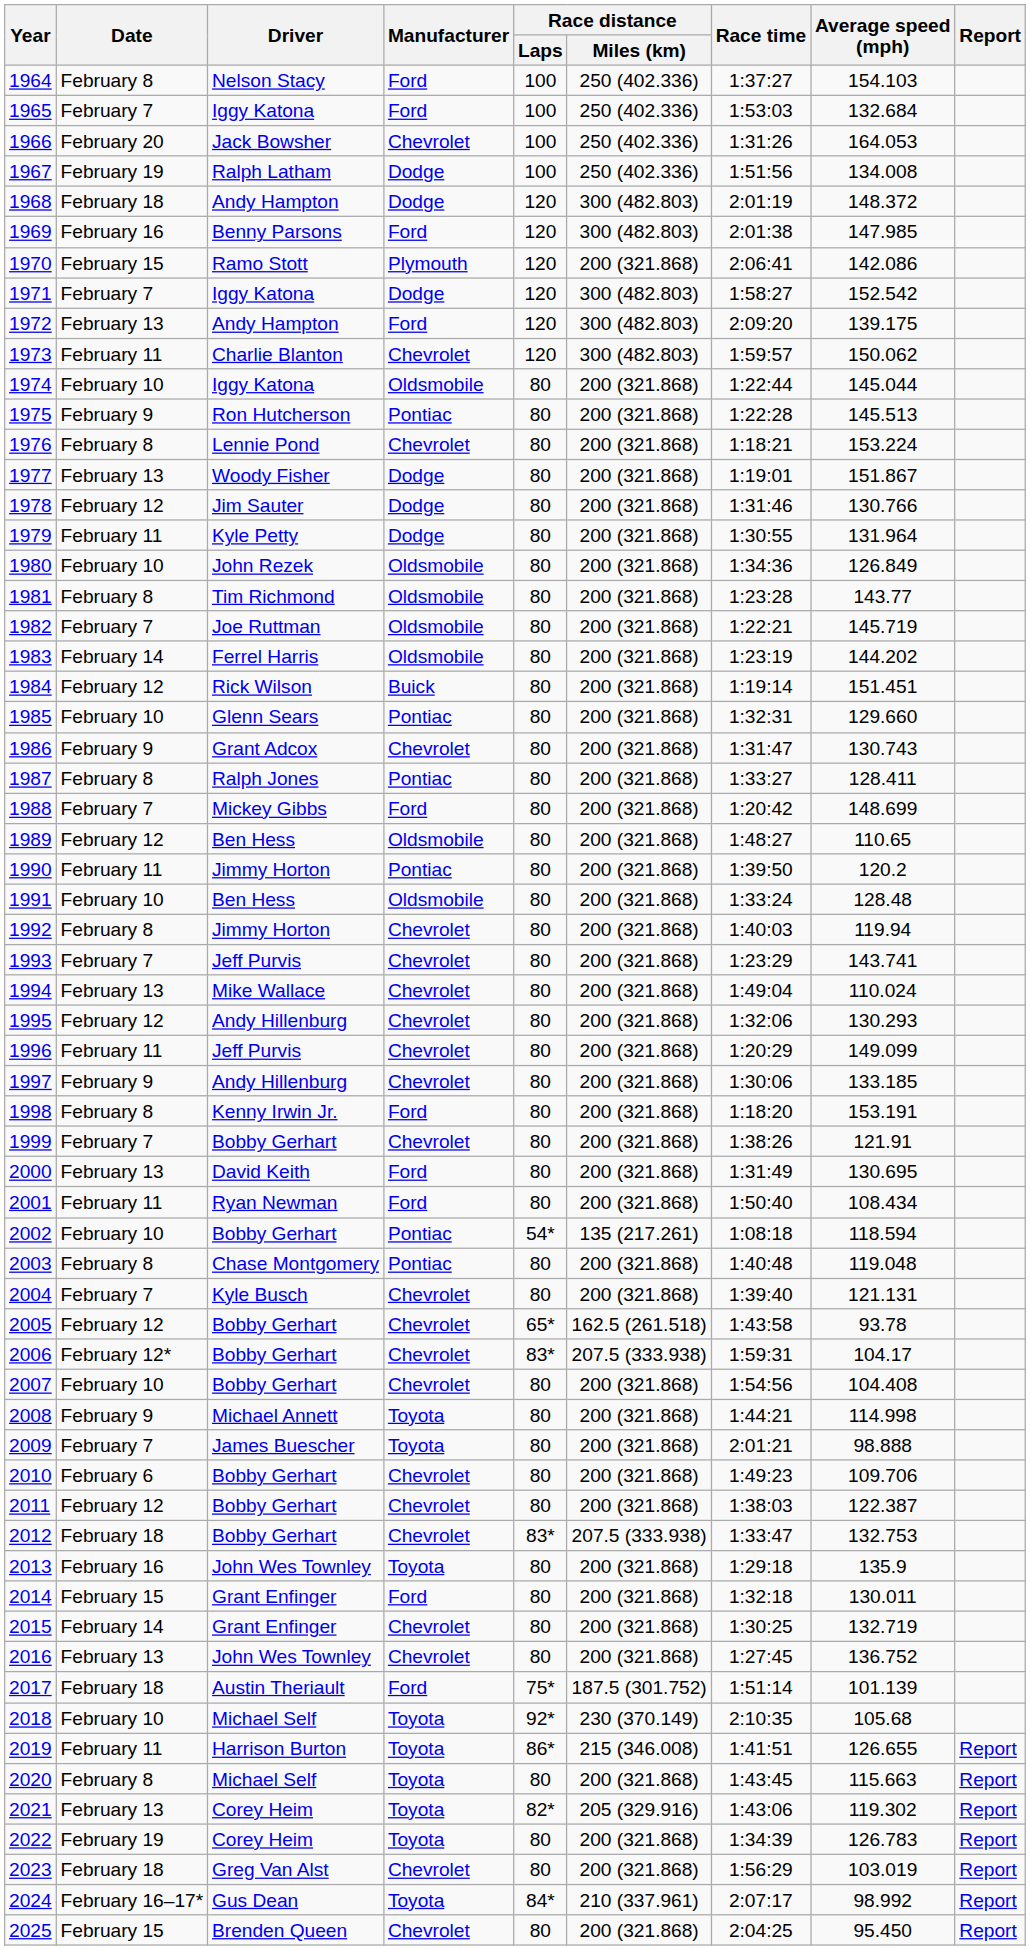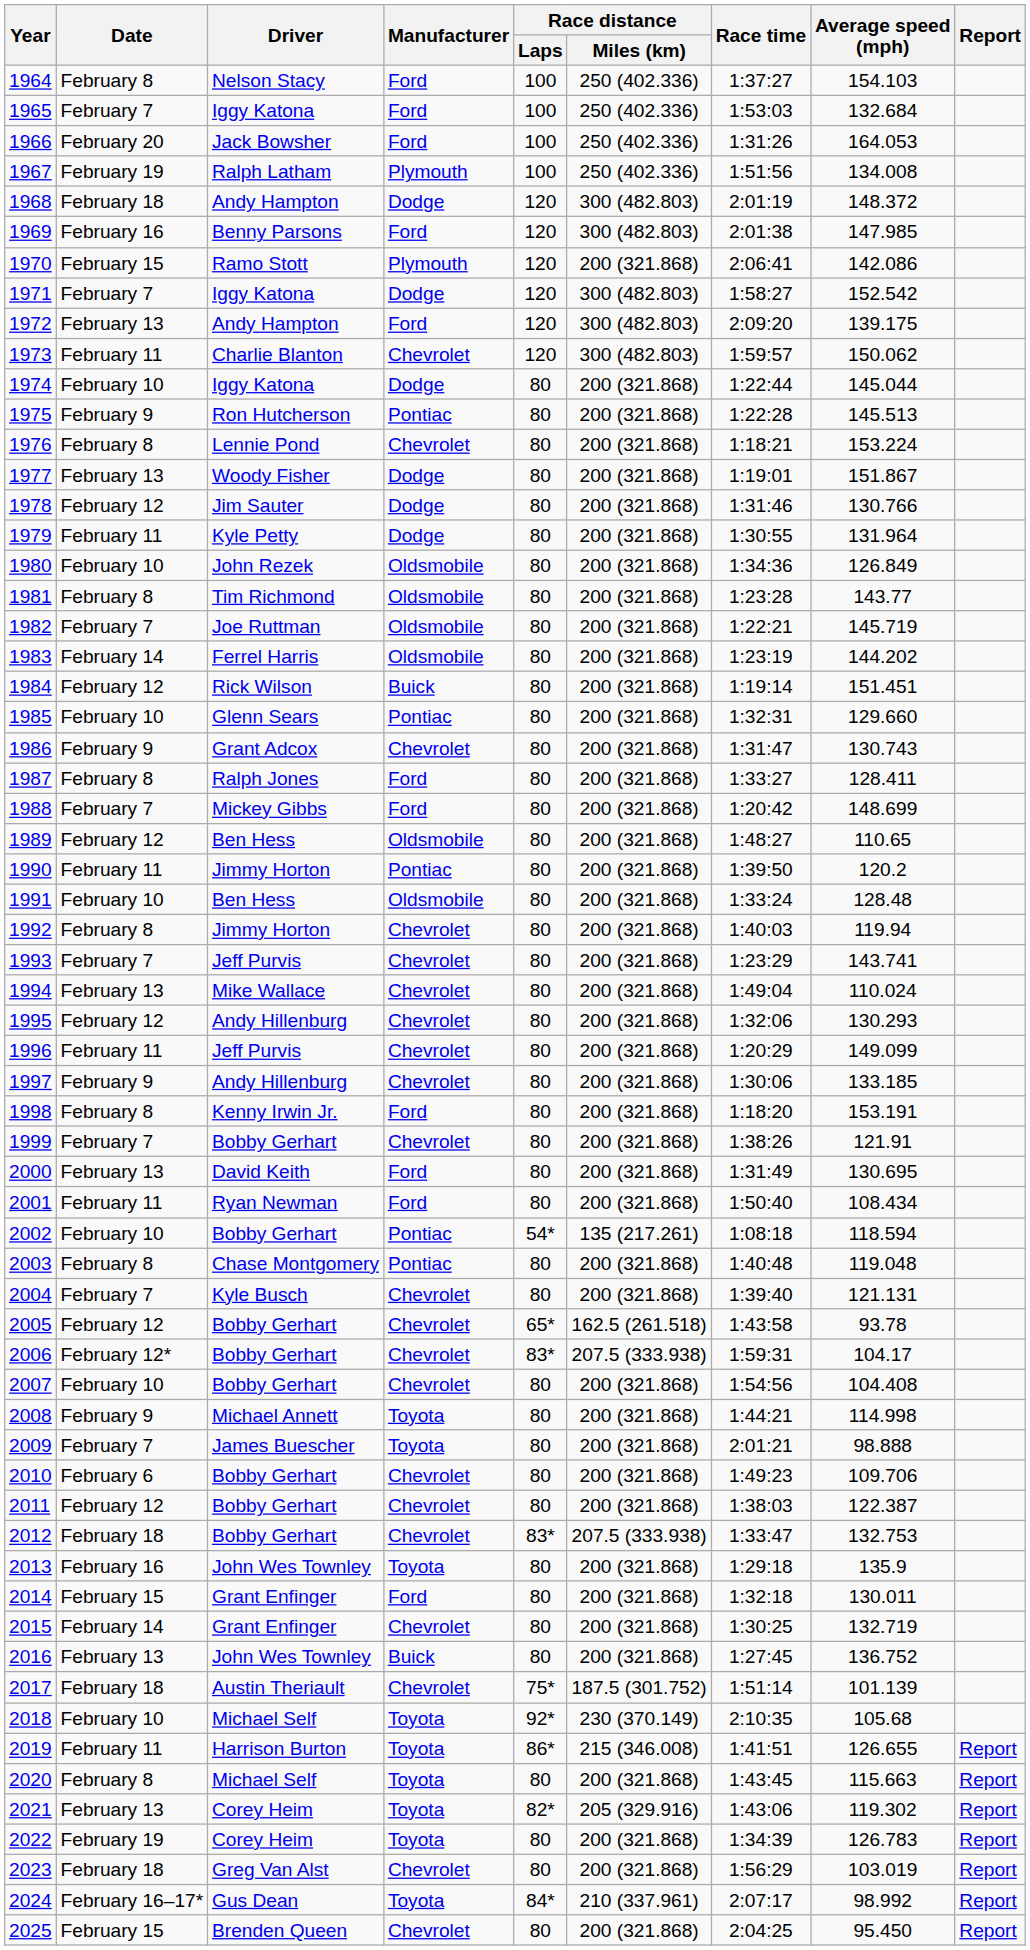(429, 141) Chevrolet -> (408, 141) Ford
(416, 172) Dodge -> (428, 172) Plymouth
(436, 384) Oldsmobile -> (416, 384) Dodge
(420, 778) Pontiac -> (408, 778) Ford
(429, 1657) Chevrolet -> (411, 1657) Buick
(408, 1688) Ford -> (429, 1688) Chevrolet
